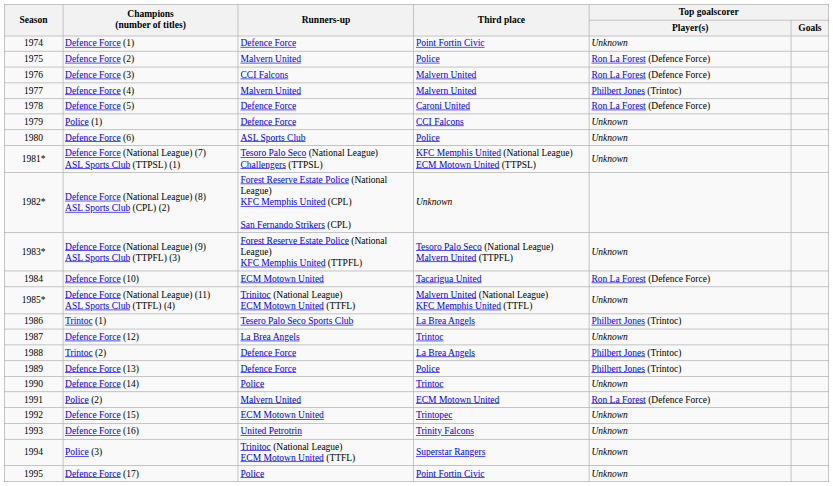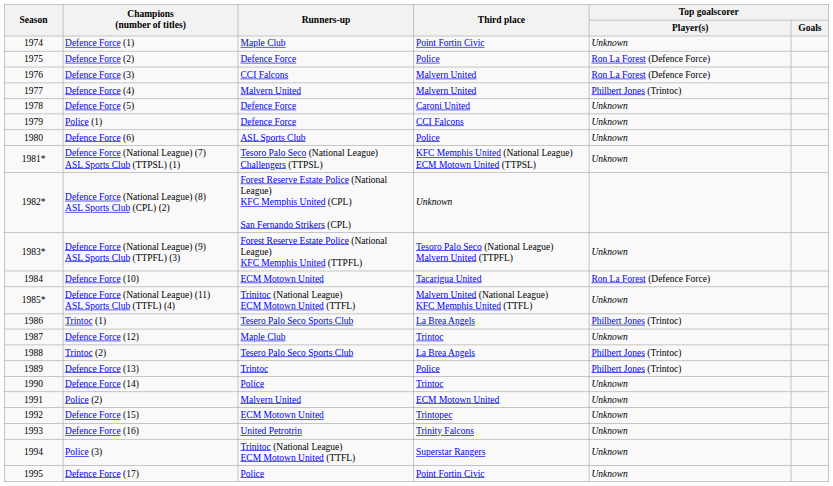(268, 44) Defence Force -> (263, 44) Maple Club
(271, 59) Malvern United -> (268, 59) Defence Force
(651, 106) Ron La Forest (Defence Force) -> (610, 106) Unknown
(270, 337) La Brea Angels -> (263, 337) Maple Club
(268, 353) Defence Force -> (297, 353) Tesero Palo Seco Sports Club
(268, 368) Defence Force -> (254, 368) Trintoc
(651, 400) Ron La Forest (Defence Force) -> (610, 400) Unknown
